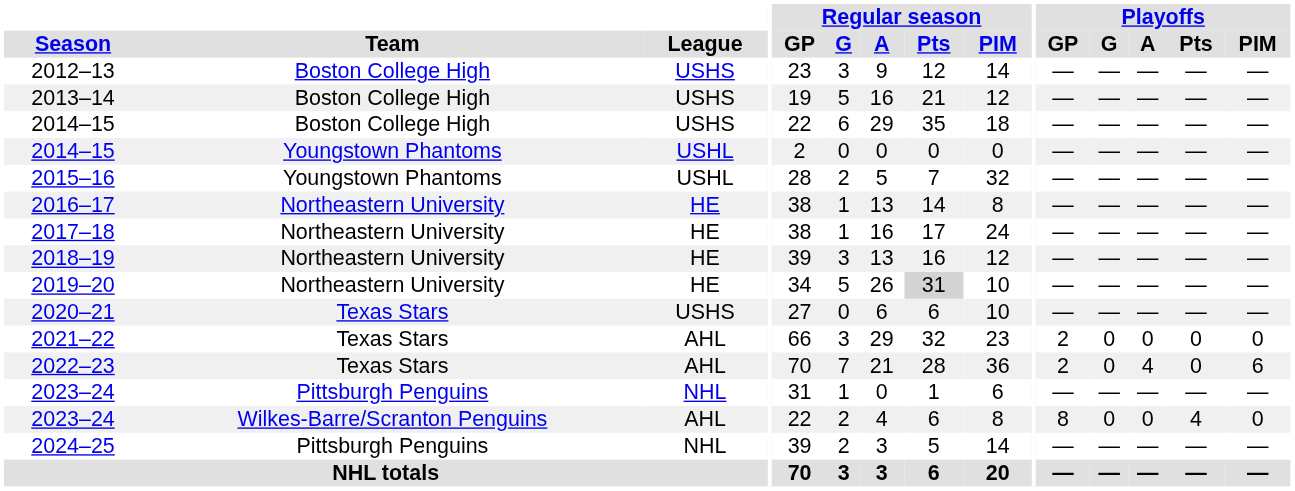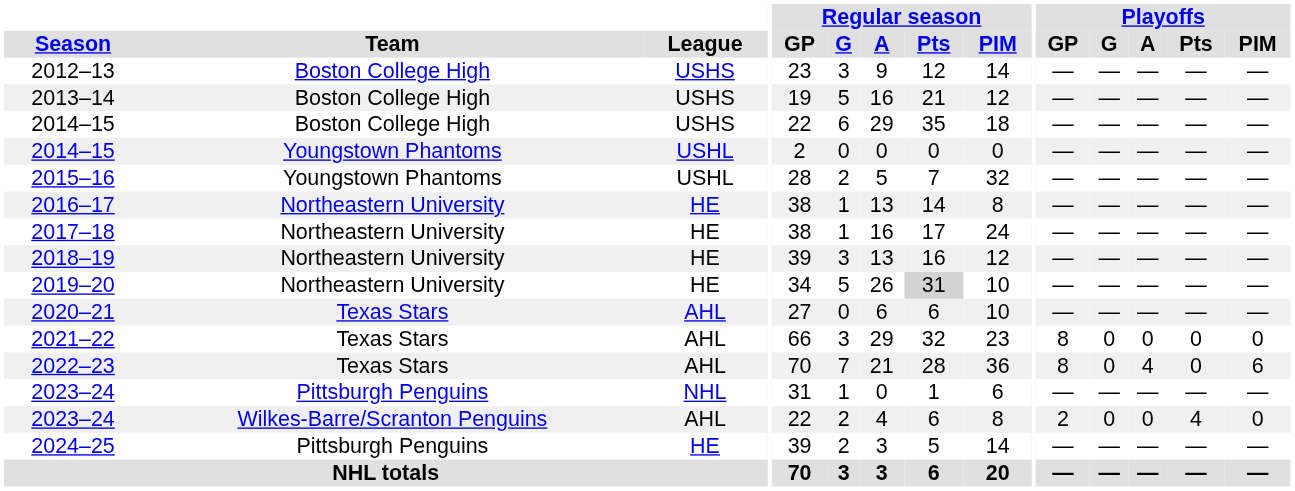(705, 312) USHS -> (705, 312) AHL
(1063, 338) 2 -> (1063, 338) 8
(1063, 365) 2 -> (1063, 365) 8
(1063, 419) 8 -> (1063, 419) 2
(705, 446) NHL -> (705, 446) HE
